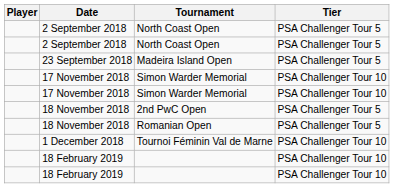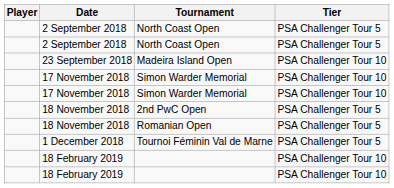(329, 61) PSA Challenger Tour 5 -> (332, 61) PSA Challenger Tour 10
(332, 142) PSA Challenger Tour 10 -> (329, 142) PSA Challenger Tour 5
